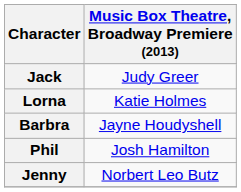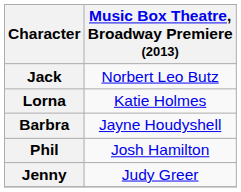(160, 76) Judy Greer -> (160, 76) Norbert Leo Butz
(160, 174) Norbert Leo Butz -> (160, 174) Judy Greer
